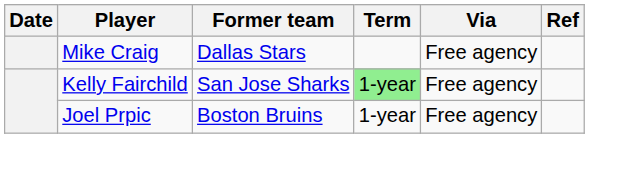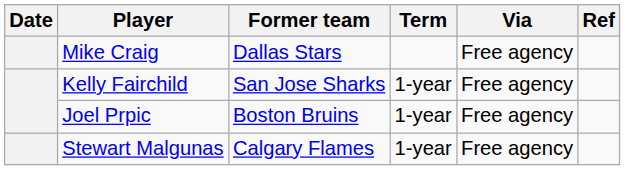(387, 84) lightgreen background -> (423, 84) no background
+ row: (143, 148)
